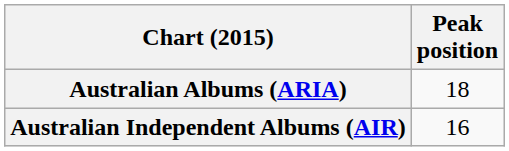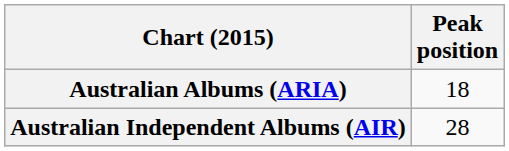(457, 126) 16 -> (457, 126) 28
